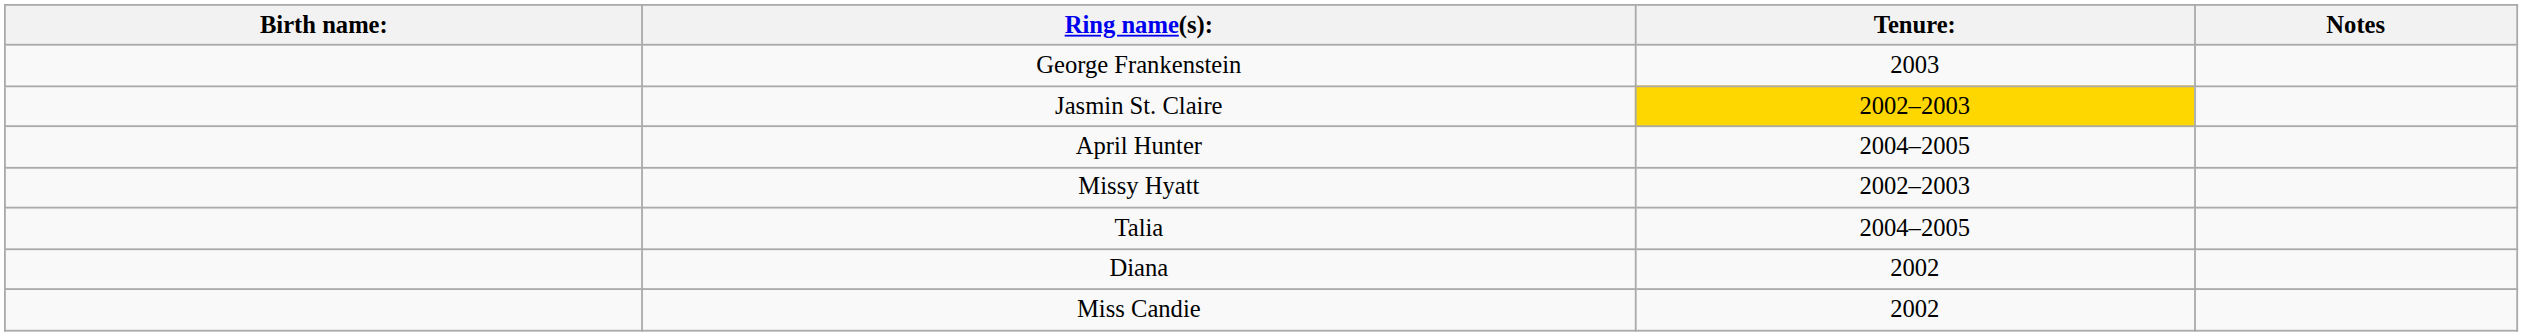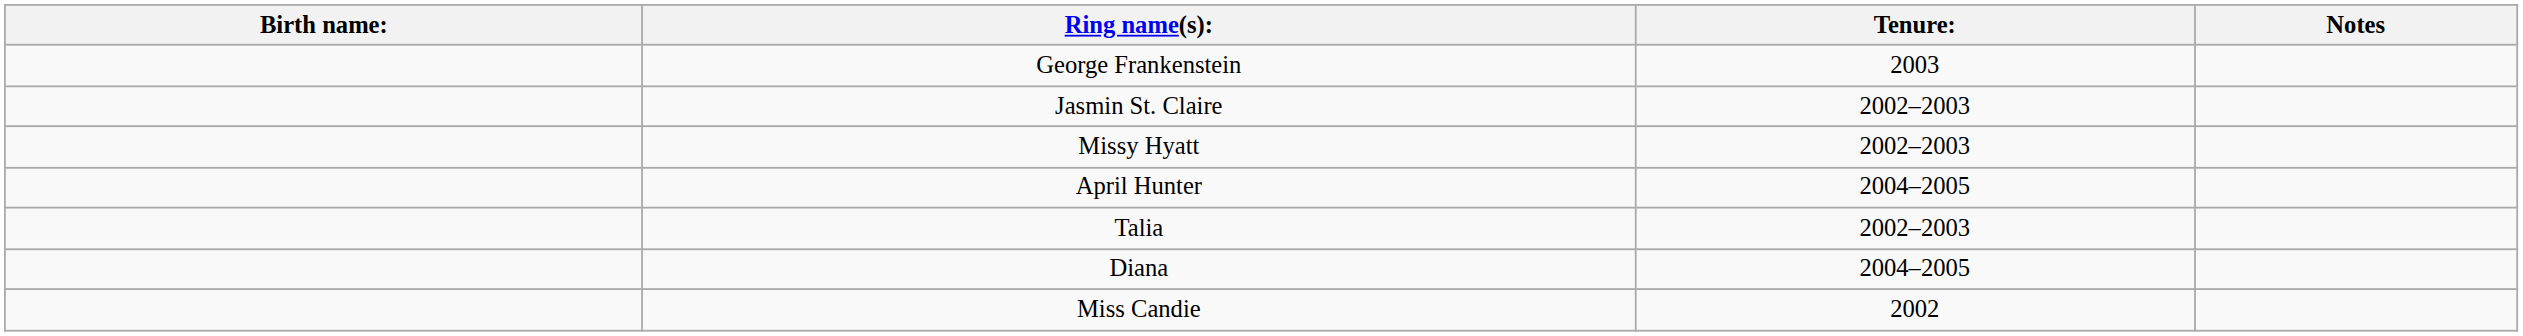(1915, 105) gold background -> (1915, 105) no background
rows swapped: (1139, 146) <-> (1139, 186)
(1915, 227) 2004–2005 -> (1915, 227) 2002–2003
(1915, 268) 2002 -> (1915, 268) 2004–2005
